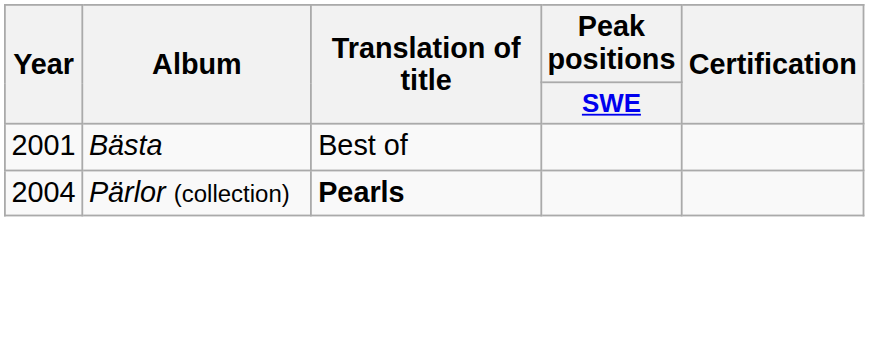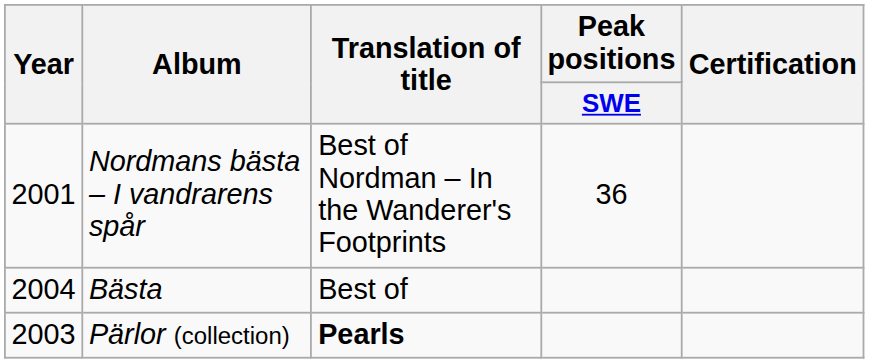+ row: (195, 194)
(44, 146) 2001 -> (44, 289) 2004
(44, 192) 2004 -> (44, 334) 2003
